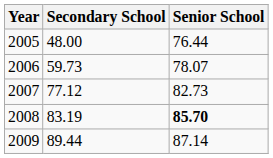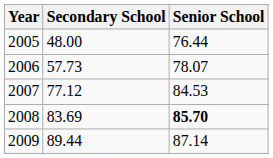(64, 66) 59.73 -> (64, 66) 57.73
(190, 91) 82.73 -> (190, 91) 84.53
(64, 116) 83.19 -> (64, 116) 83.69
